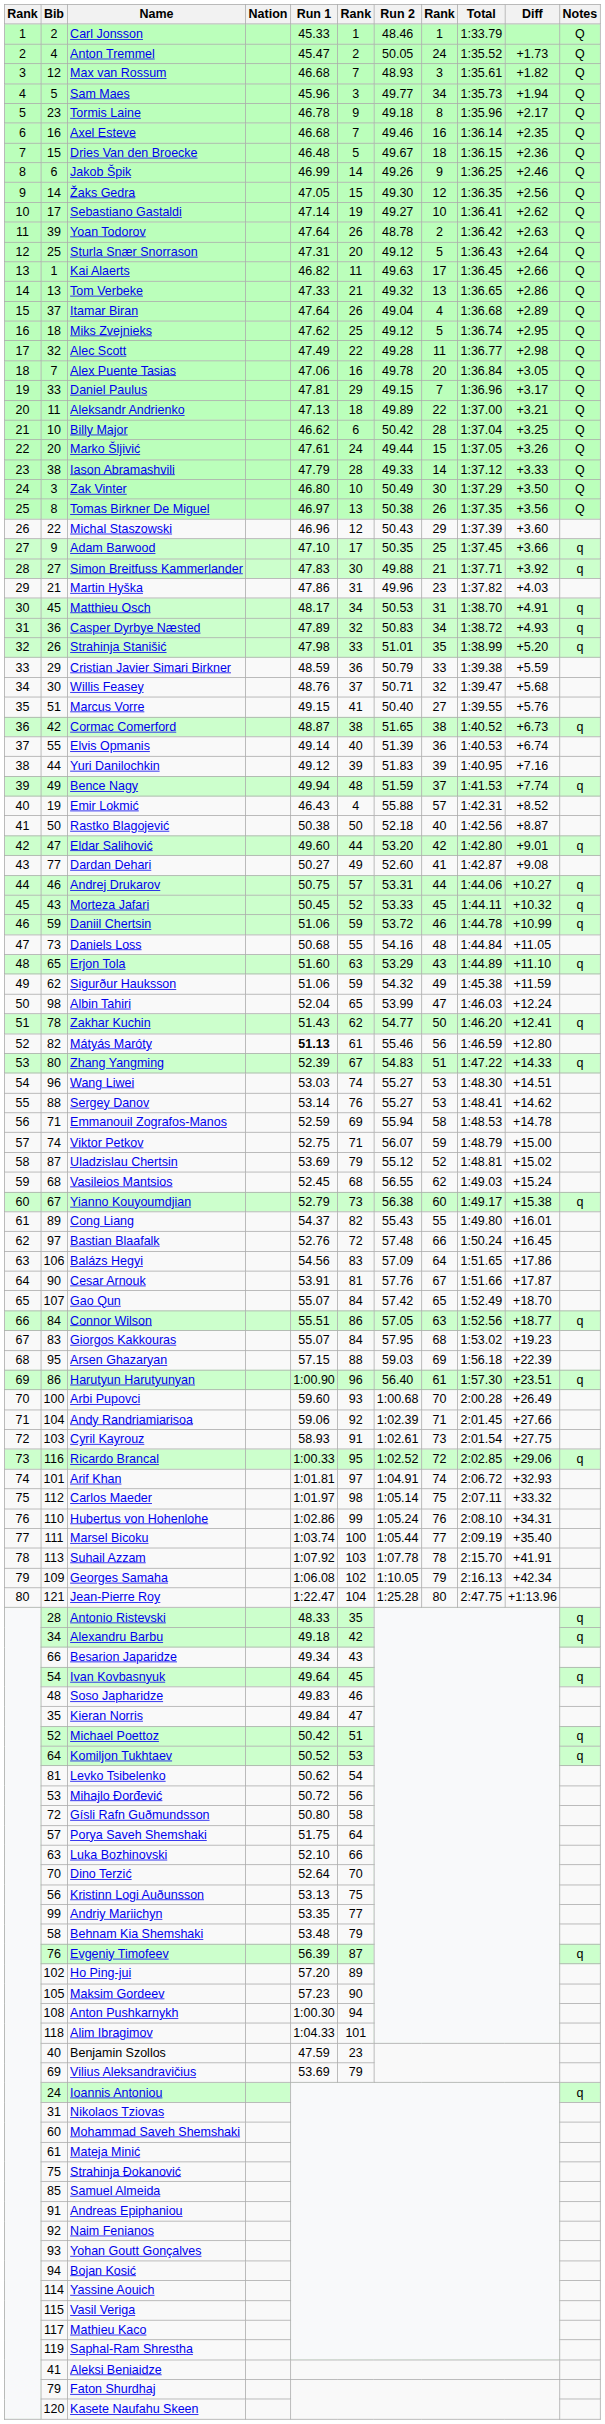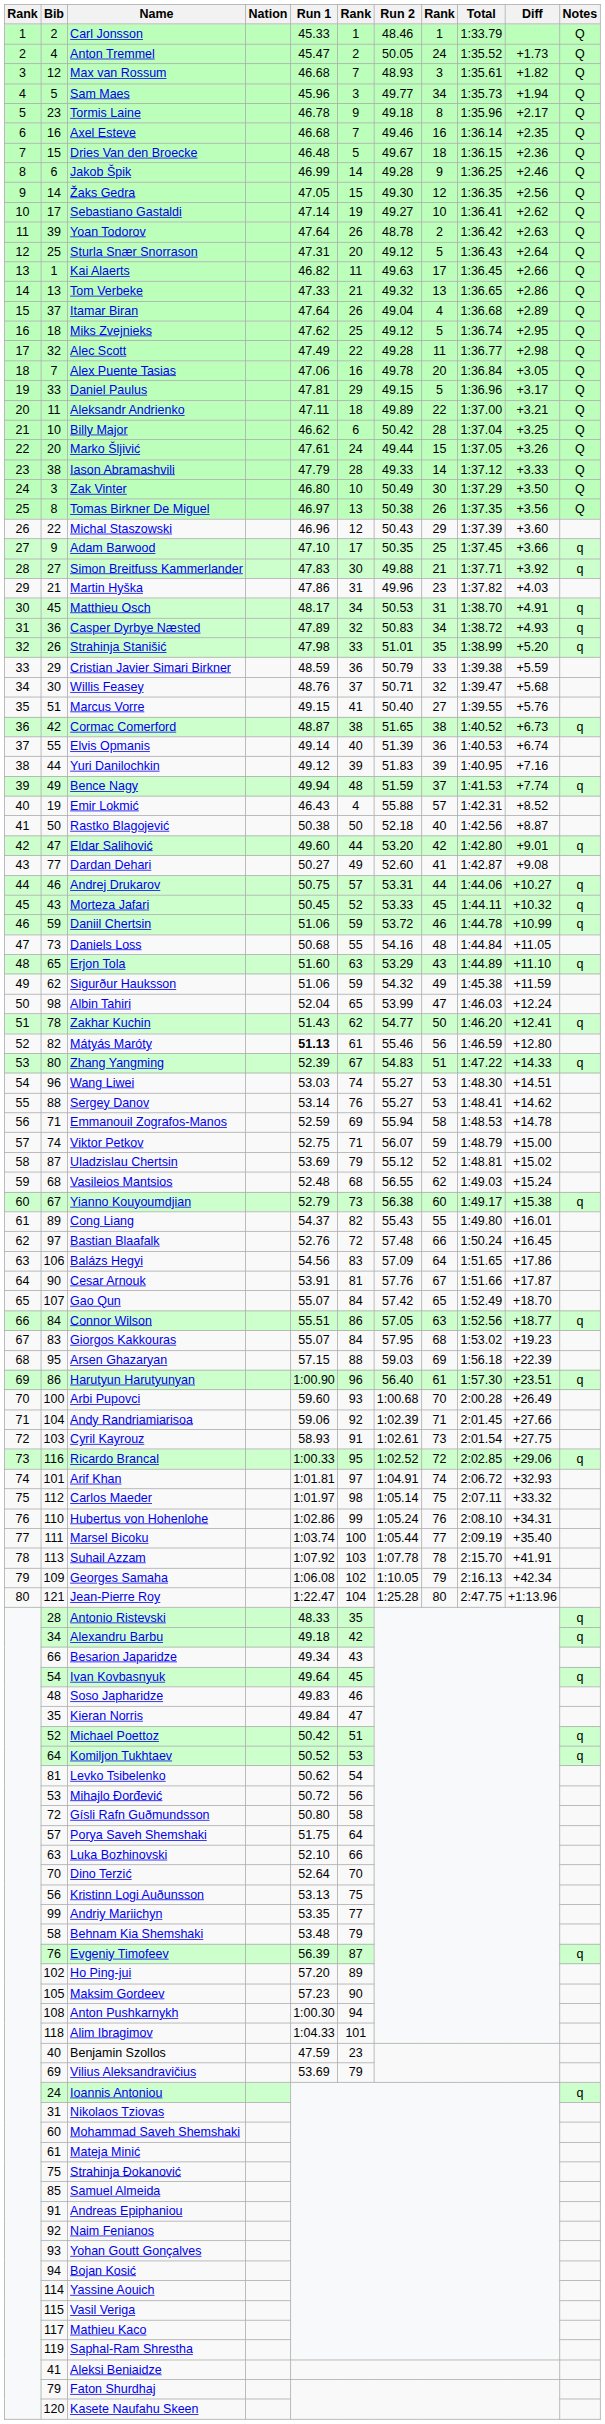(398, 172) 49.26 -> (398, 172) 49.28
(439, 390) 7 -> (439, 390) 5
(314, 410) 47.13 -> (314, 410) 47.11
(314, 1182) 52.45 -> (314, 1182) 52.48
